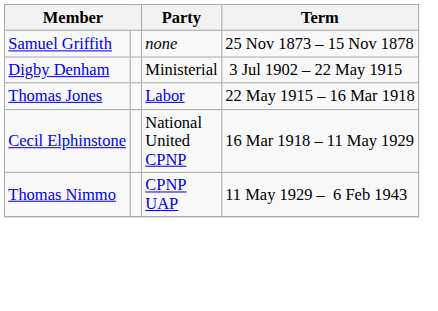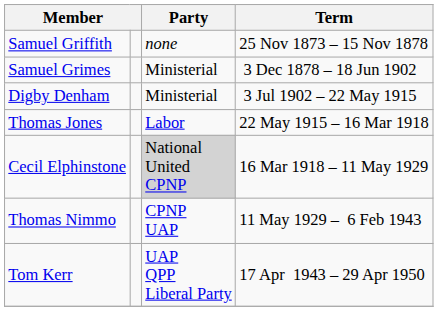+ row: (59, 69)
(174, 140) no background -> (174, 166) lightgrey background
+ row: (40, 274)
